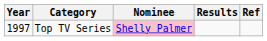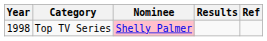(18, 28) 1997 -> (18, 28) 1998
